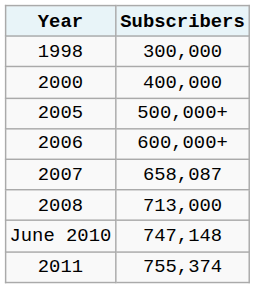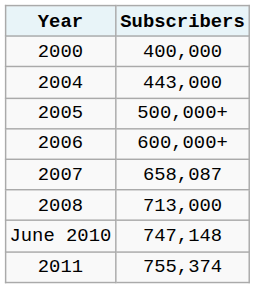- row: (60, 52)
+ row: (60, 82)
